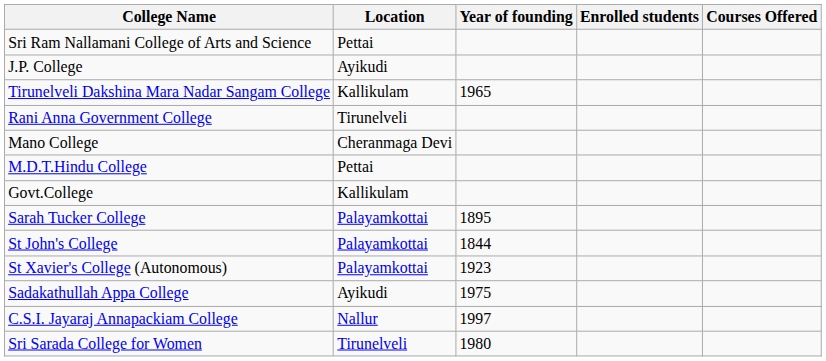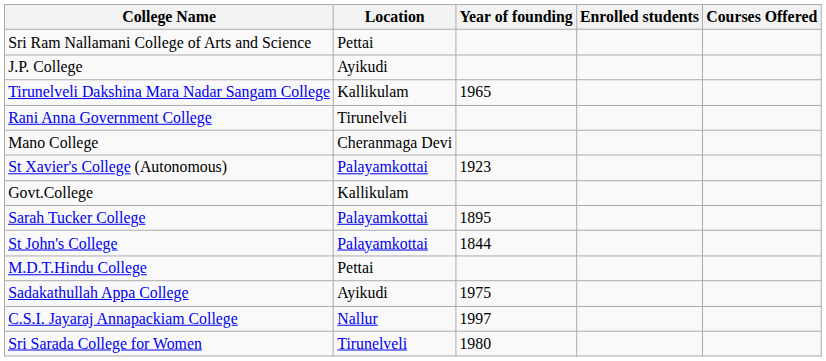rows swapped: (78, 167) <-> (118, 268)
